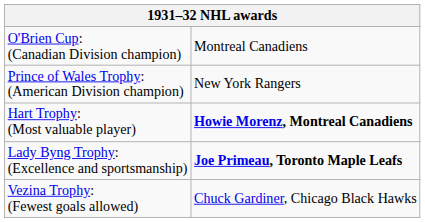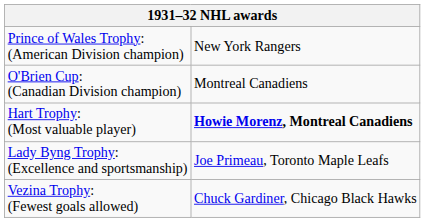rows swapped: (94, 45) <-> (96, 84)
(298, 160) bold -> (291, 160) normal
